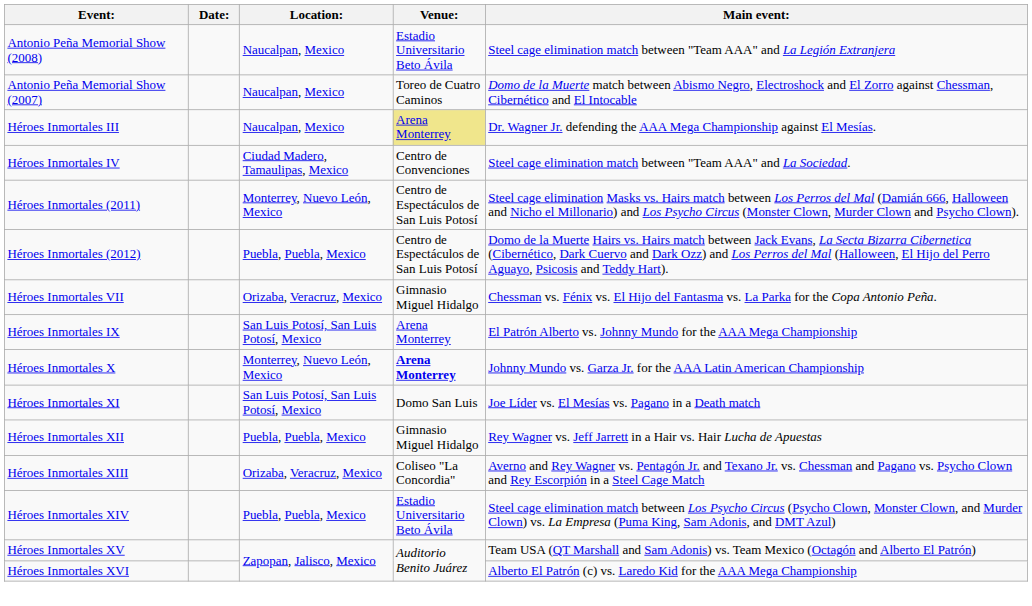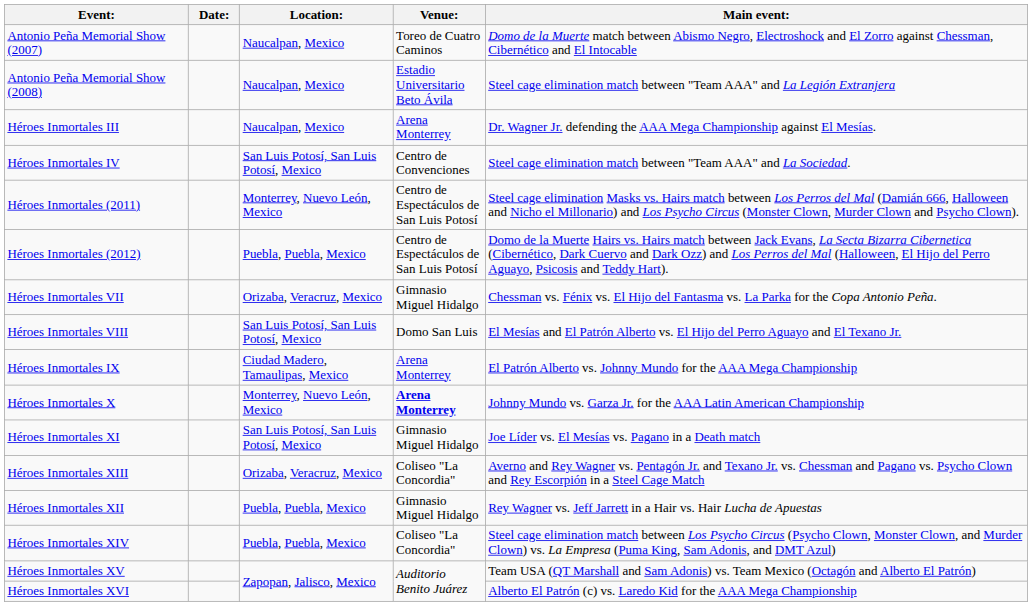rows swapped: (86, 92) <-> (86, 49)
(423, 127) khaki background -> (423, 127) no background
(295, 162) Ciudad Madero, Tamaulipas, Mexico -> (309, 162) San Luis Potosí, San Luis Potosí, Mexico
+ row: (68, 332)
(309, 332) San Luis Potosí, San Luis Potosí, Mexico -> (295, 367) Ciudad Madero, Tamaulipas, Mexico
(437, 402) Domo San Luis -> (437, 437) Gimnasio Miguel Hidalgo
rows swapped: (66, 437) <-> (68, 472)
(430, 515) Estadio Universitario Beto Ávila -> (427, 543) Coliseo "La Concordia"
